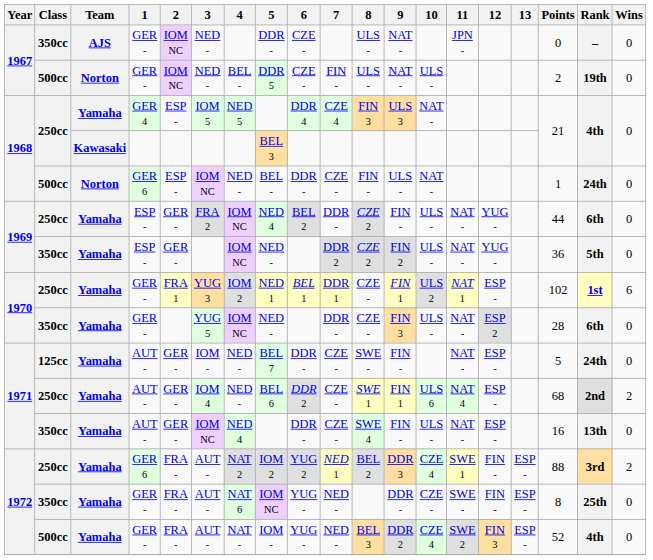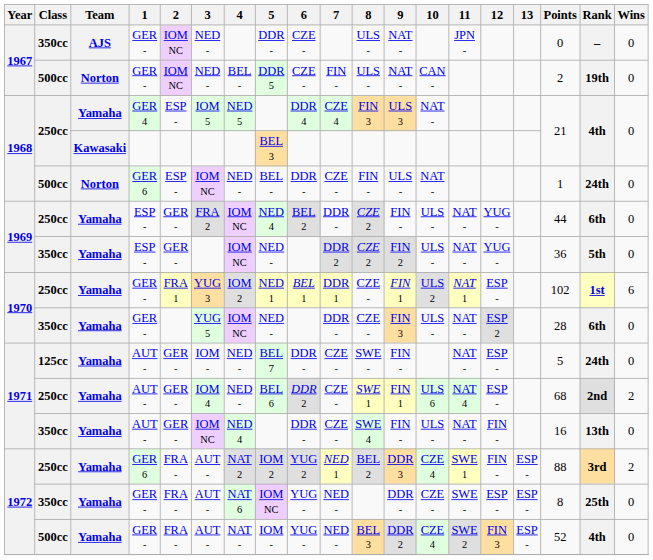(431, 78) ULS - -> (432, 78) CAN -
(495, 431) ESP - -> (497, 431) FIN -
(495, 501) FIN - -> (497, 501) ESP -
